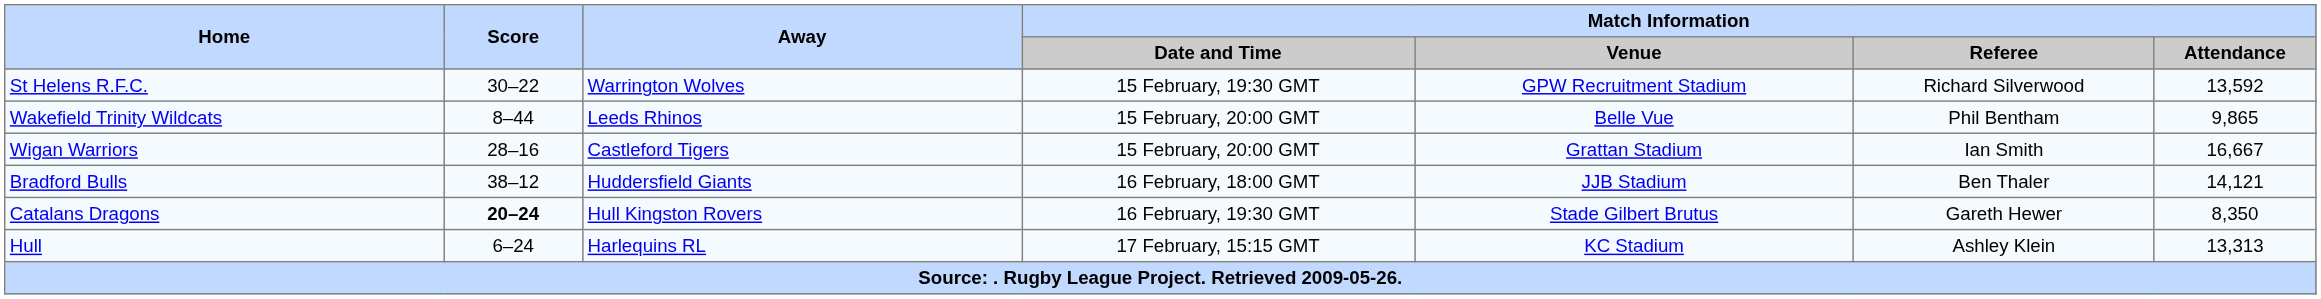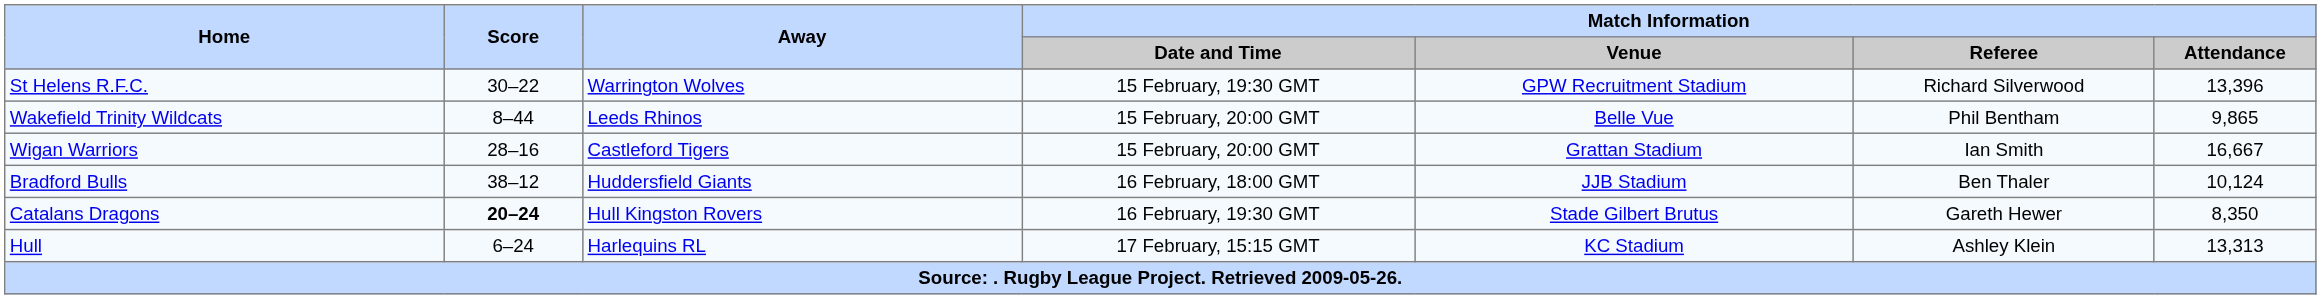(2235, 85) 13,592 -> (2235, 85) 13,396
(2235, 181) 14,121 -> (2235, 181) 10,124
